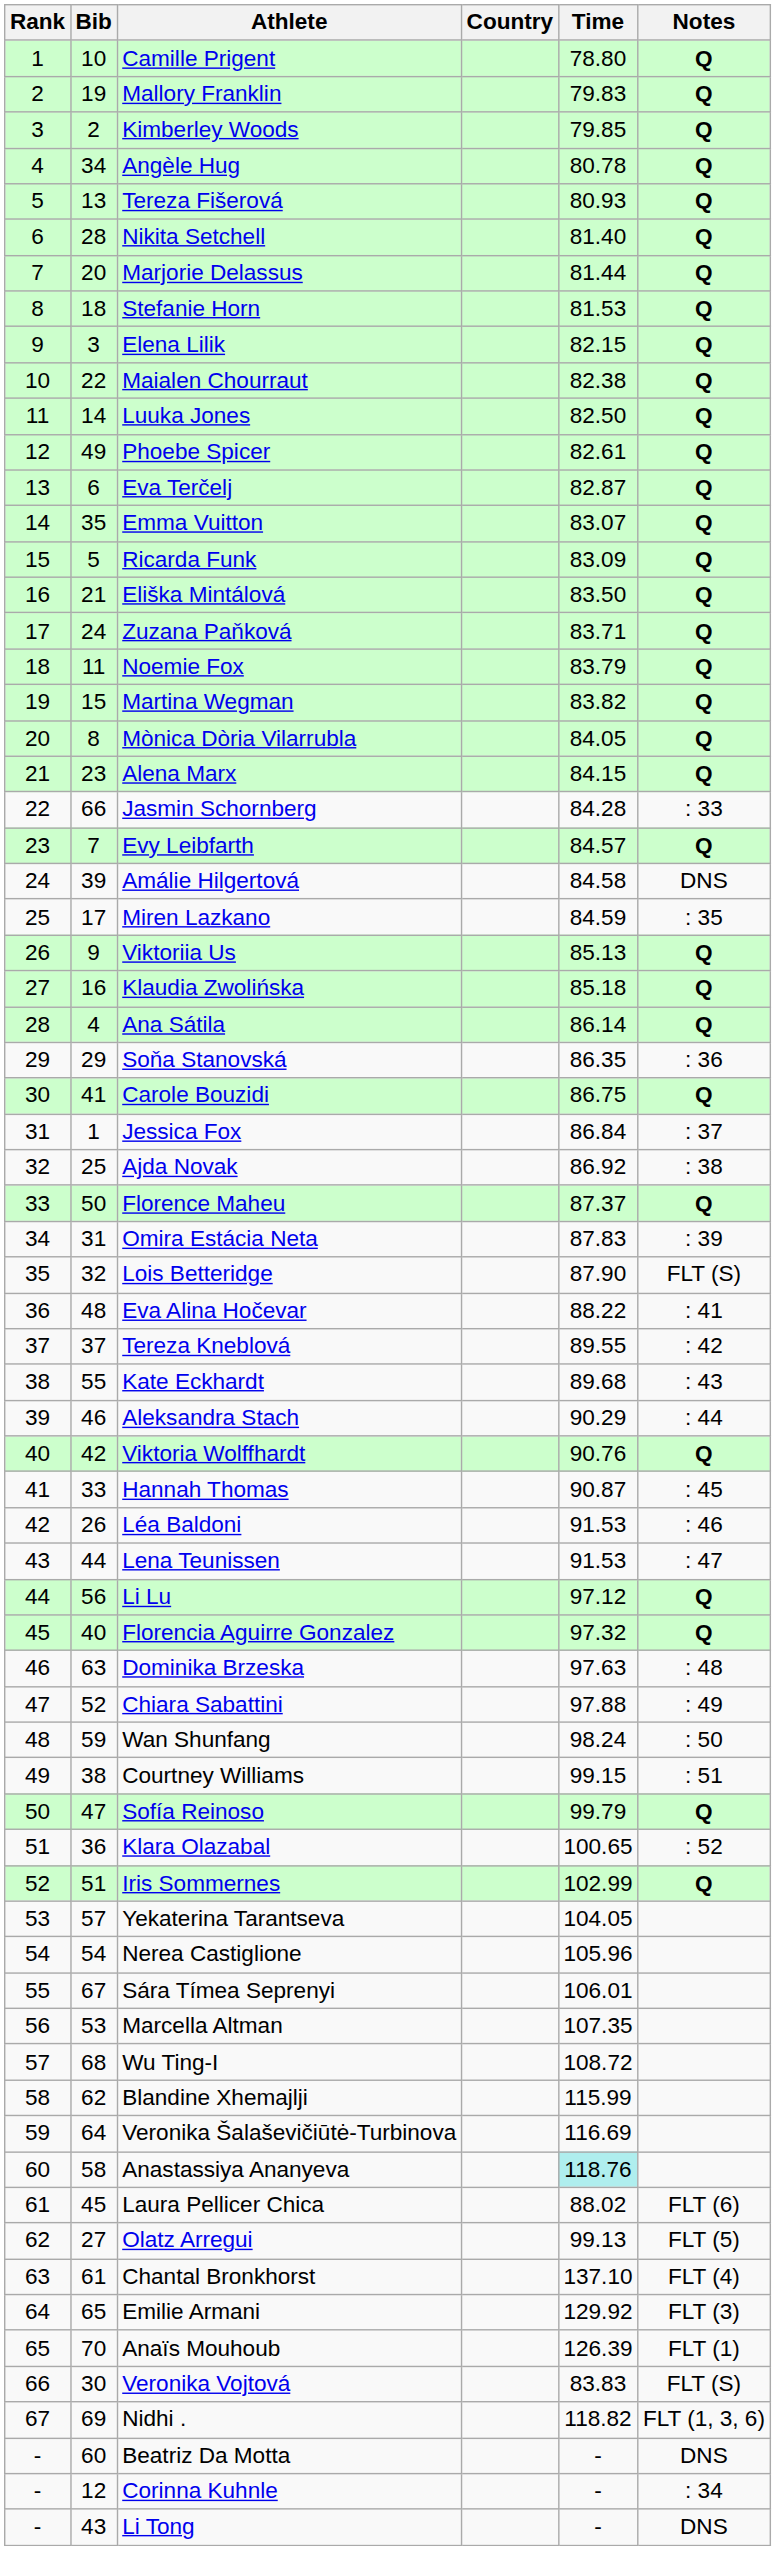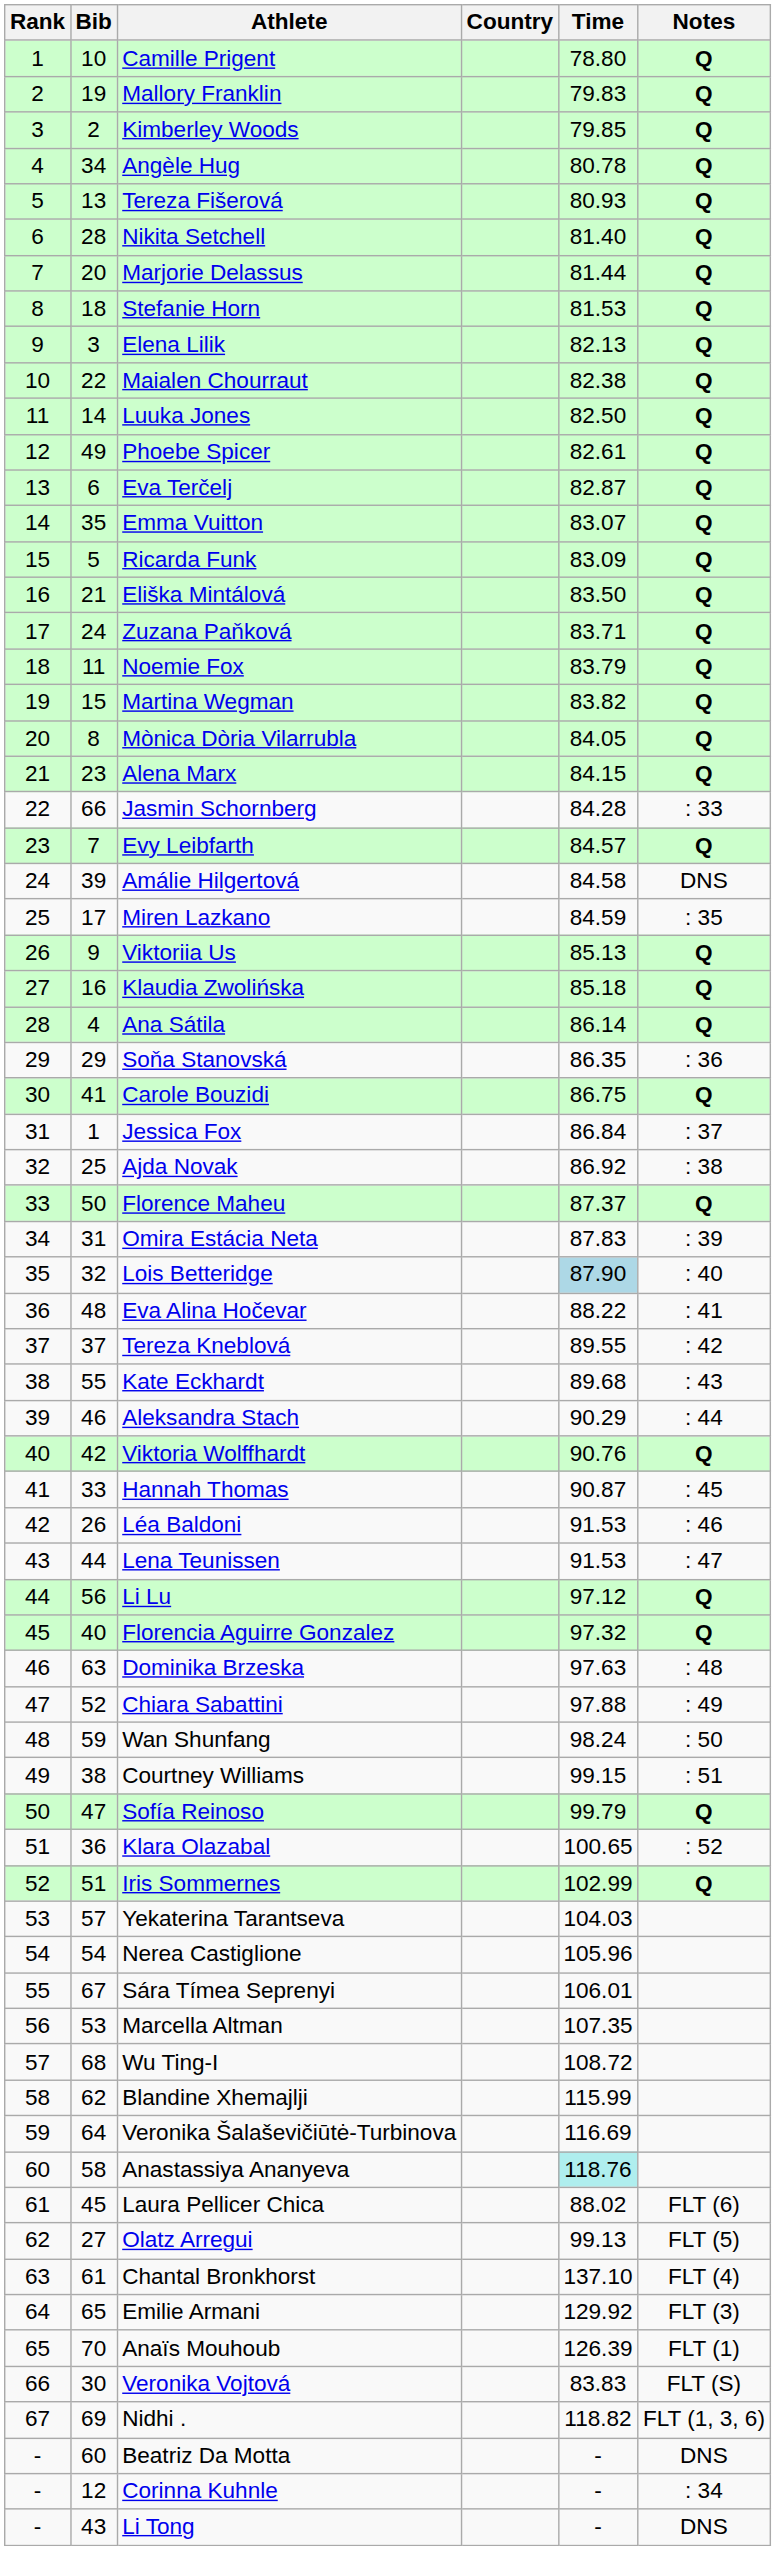(598, 344) 82.15 -> (598, 344) 82.13
(598, 1274) no background -> (598, 1274) lightblue background
(704, 1274) FLT (S) -> (704, 1274) : 40
(598, 1918) 104.05 -> (598, 1918) 104.03
